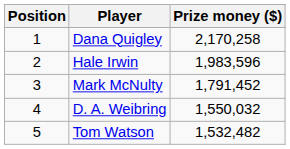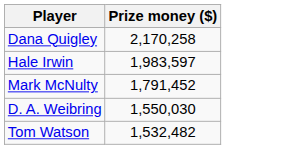- column: (37, 16)
(228, 62) 1,983,596 -> (163, 62) 1,983,597
(228, 109) 1,550,032 -> (163, 109) 1,550,030
